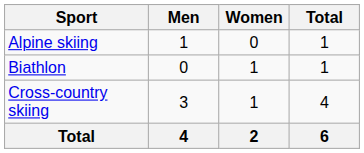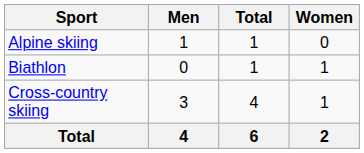columns swapped: (254, 17) <-> (324, 17)
